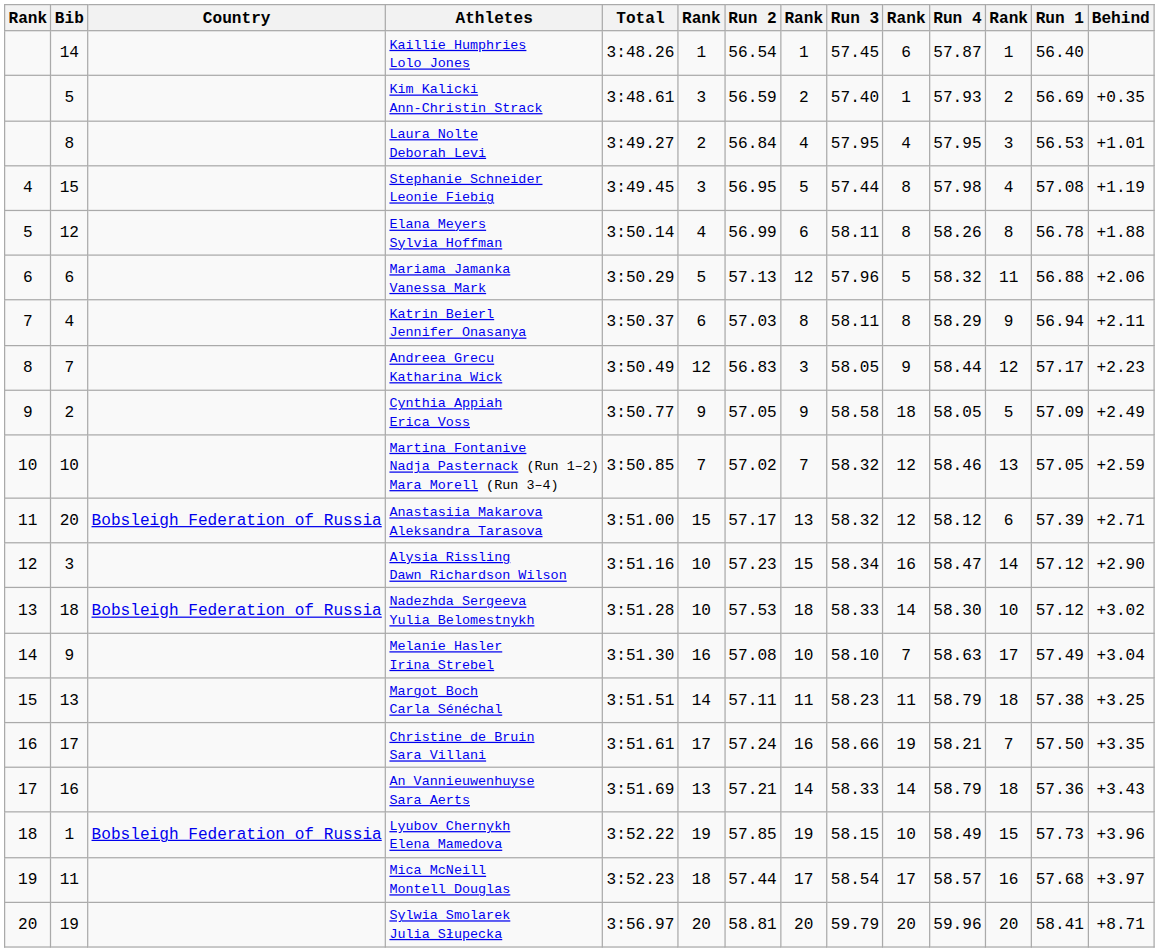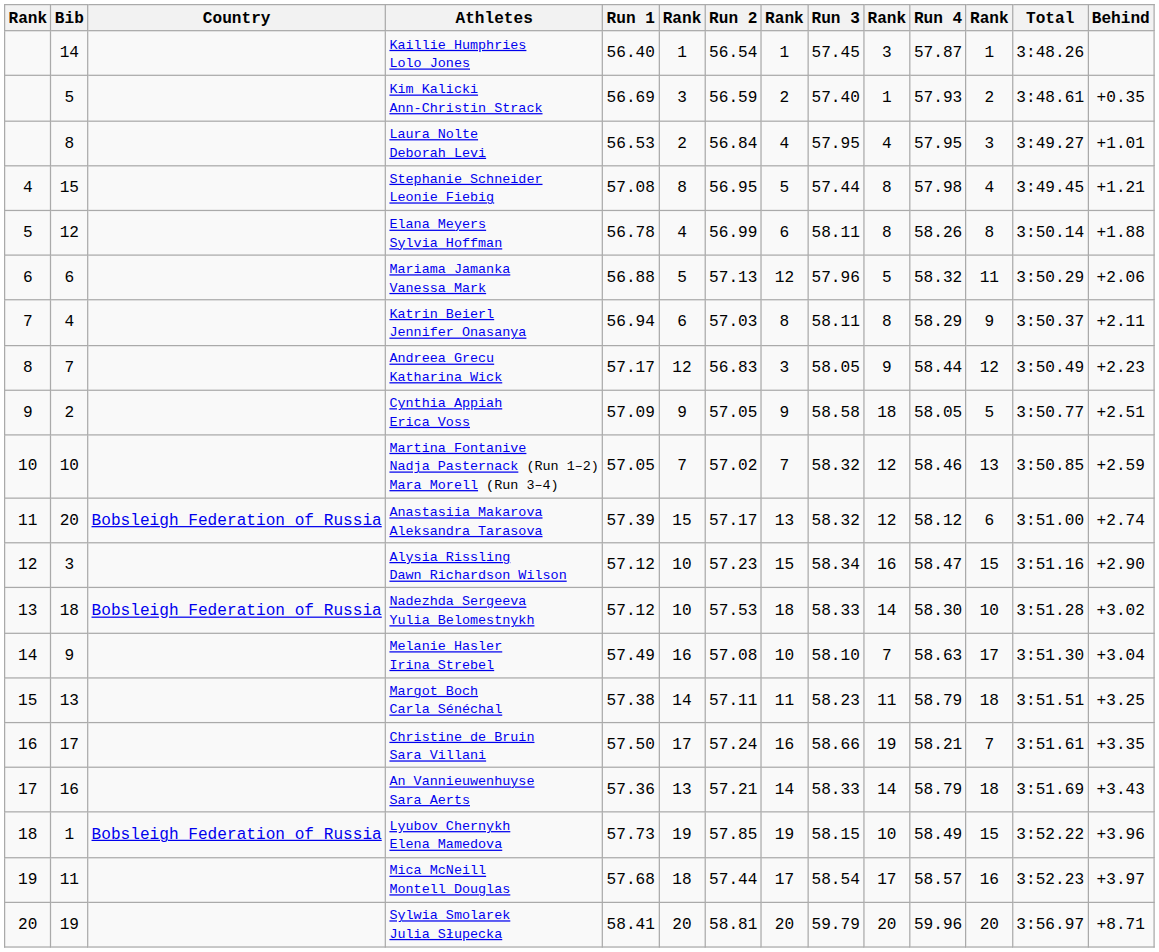columns swapped: (1060, 18) <-> (640, 18)
(906, 53) 6 -> (887, 53) 3
(701, 188) 3 -> (682, 188) 8
(1121, 188) +1.19 -> (1121, 188) +1.21
(1121, 412) +2.49 -> (1121, 412) +2.51
(1121, 521) +2.71 -> (1121, 521) +2.74
(1009, 566) 14 -> (989, 566) 15
